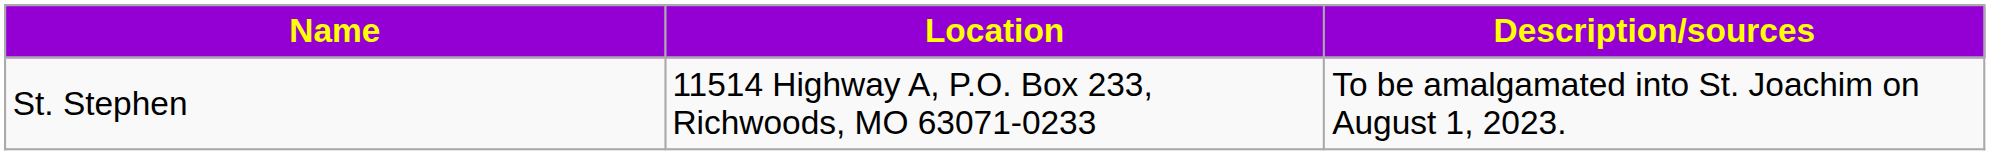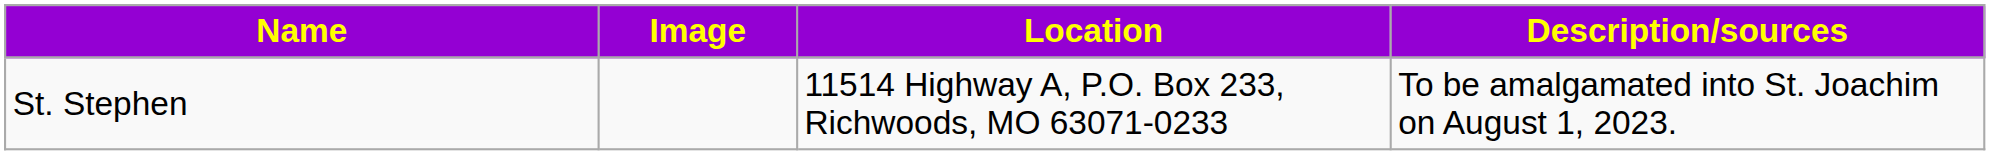+ column: (698, 31)
